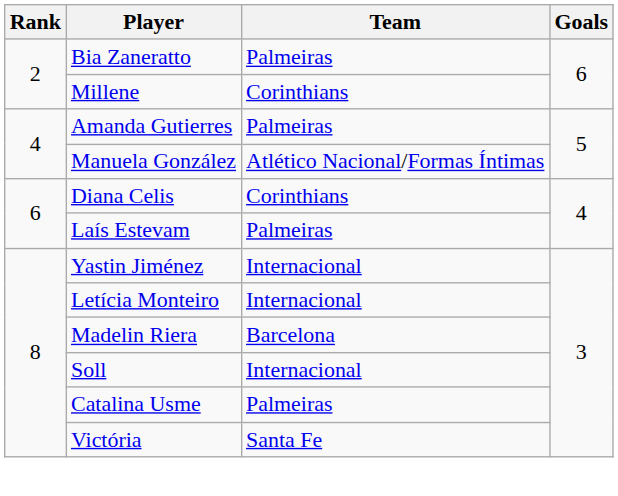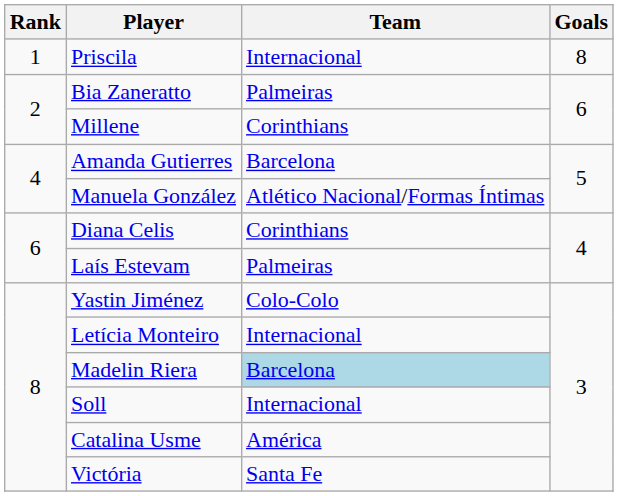+ row: (104, 56)
(289, 126) Palmeiras -> (290, 160) Barcelona
(304, 265) Internacional -> (292, 299) Colo-Colo
(290, 334) no background -> (290, 369) lightblue background
(289, 404) Palmeiras -> (284, 439) América
